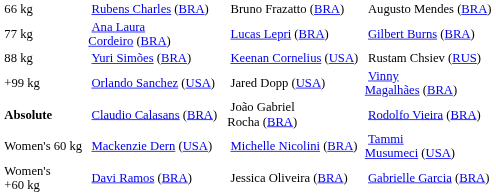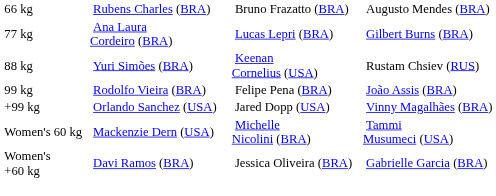+ row: (19, 90)
- row: (28, 114)
